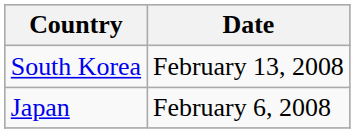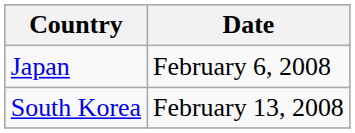rows swapped: (40, 107) <-> (76, 66)
